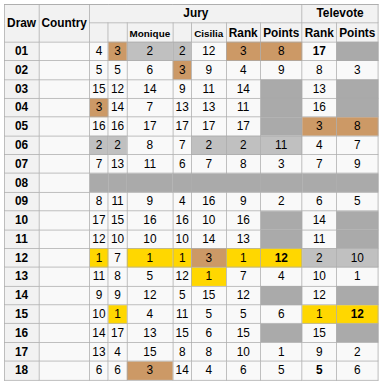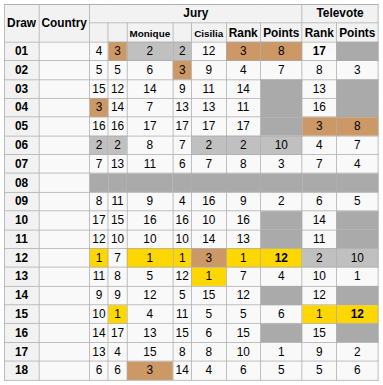(281, 70) 9 -> (281, 70) 7
(281, 145) 11 -> (281, 145) 10
(357, 164) 9 -> (357, 164) 4
(319, 370) bold -> (319, 370) normal
